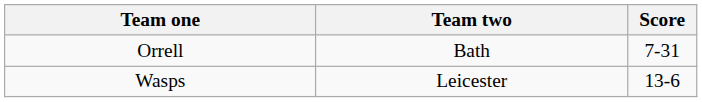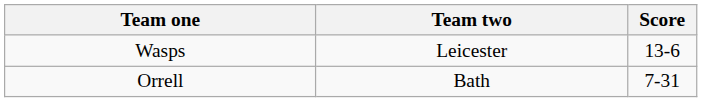rows swapped: (160, 50) <-> (160, 81)
